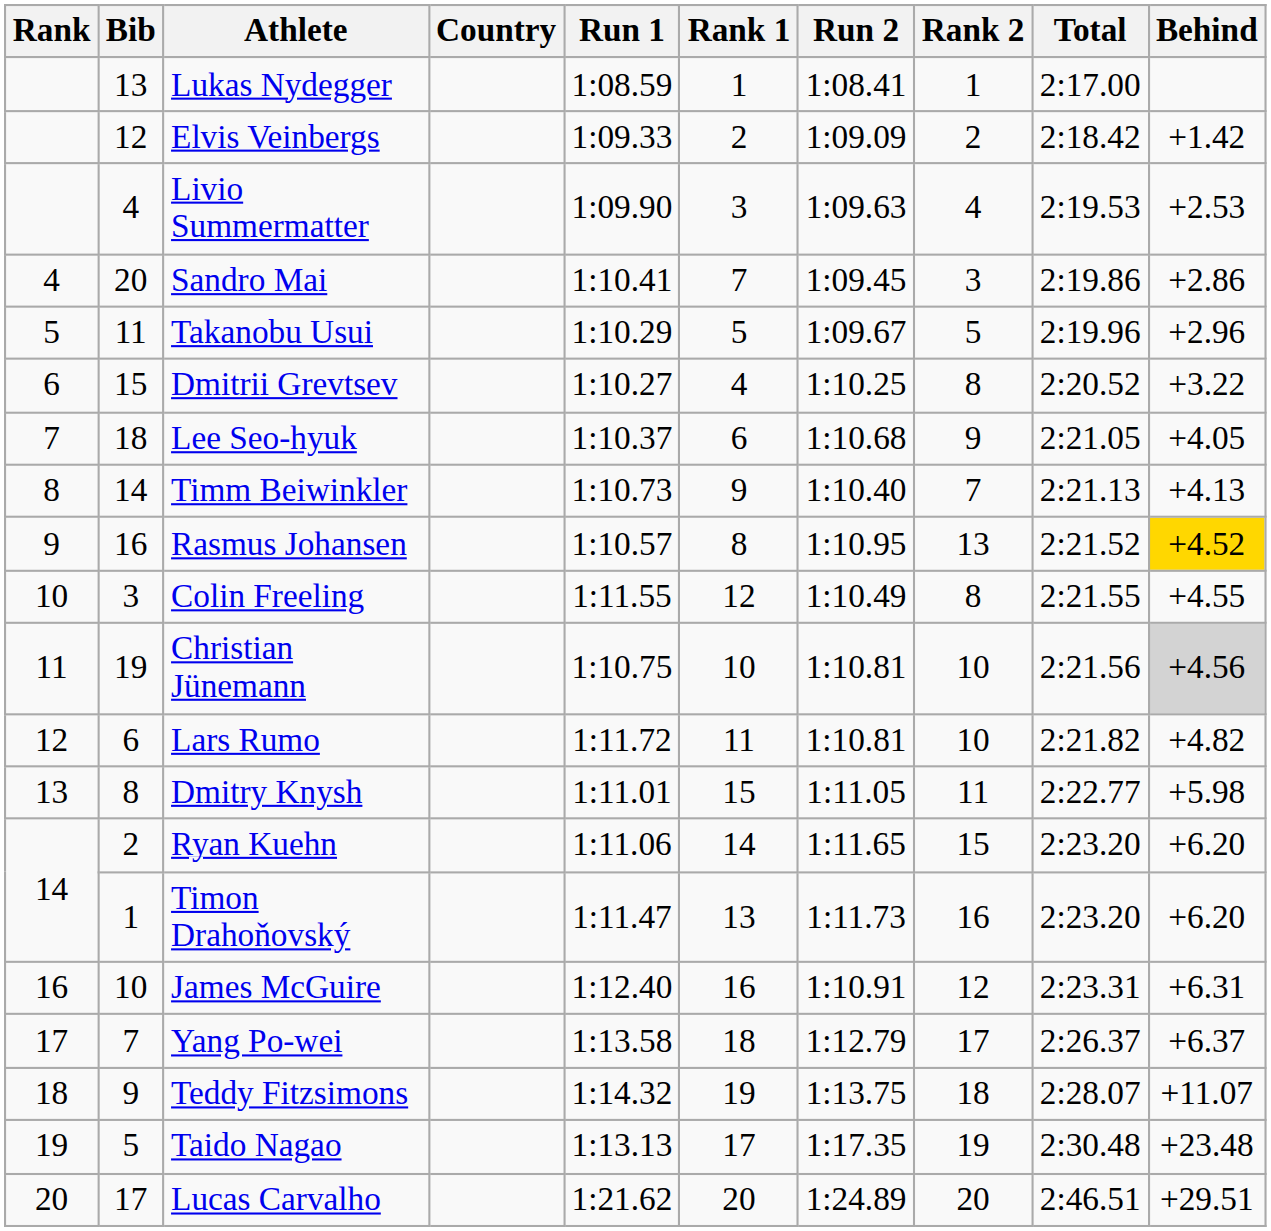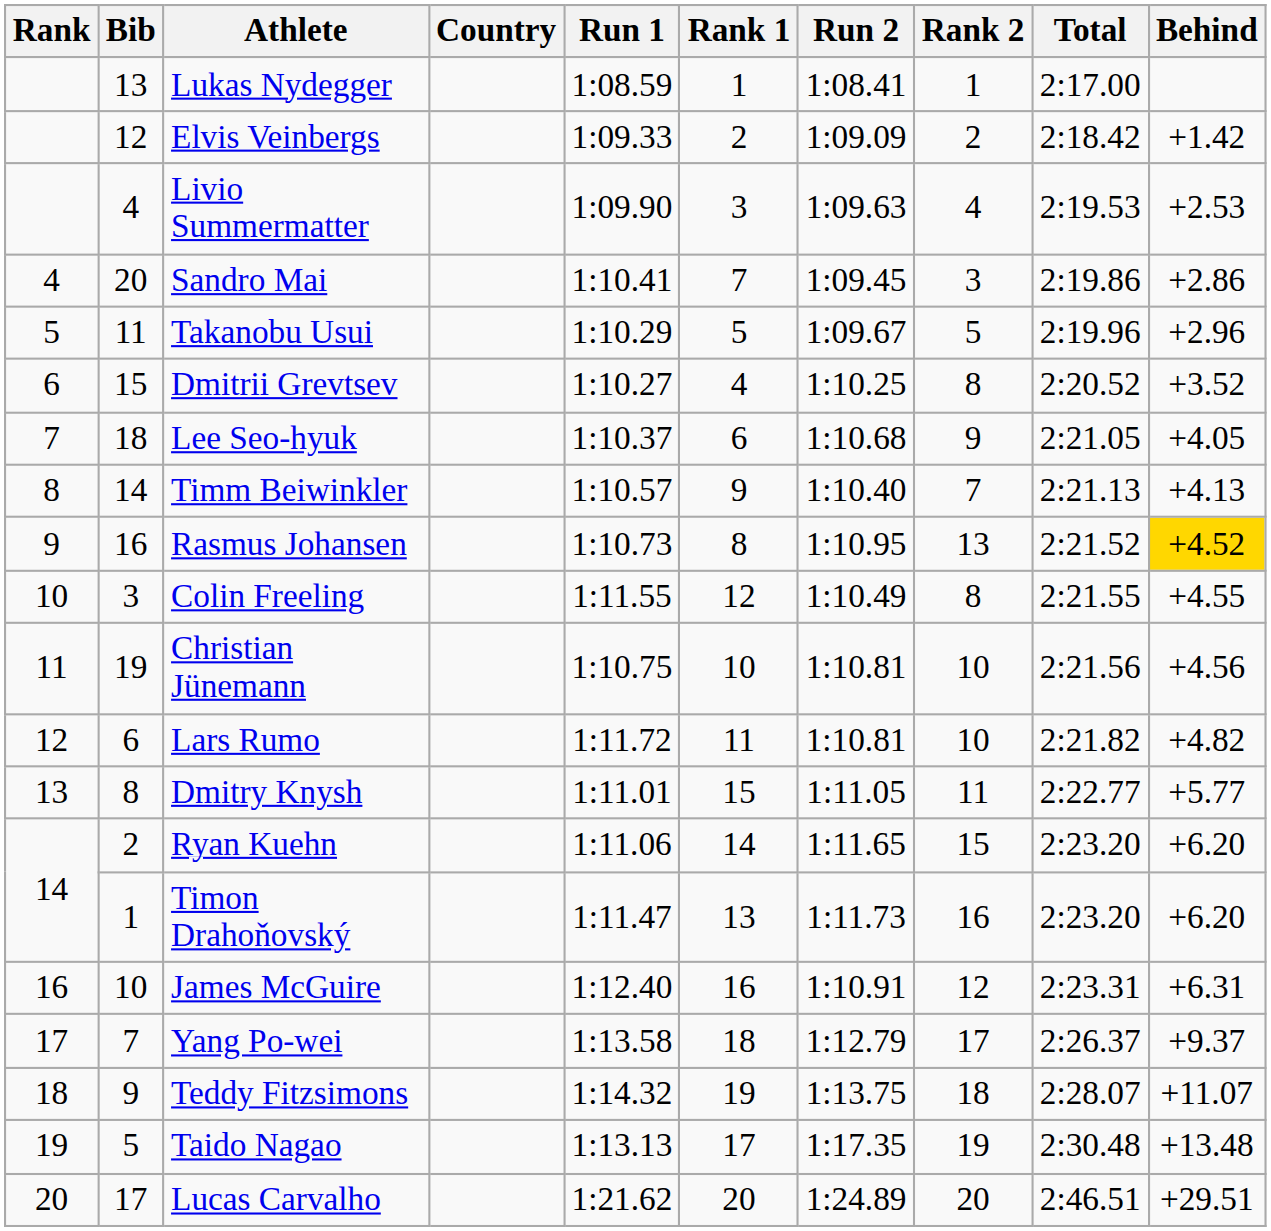(1207, 385) +3.22 -> (1207, 385) +3.52
(622, 490) 1:10.73 -> (622, 490) 1:10.57
(622, 543) 1:10.57 -> (622, 543) 1:10.73
(1207, 667) lightgrey background -> (1207, 667) no background
(1207, 791) +5.98 -> (1207, 791) +5.77
(1207, 1040) +6.37 -> (1207, 1040) +9.37
(1207, 1146) +23.48 -> (1207, 1146) +13.48
